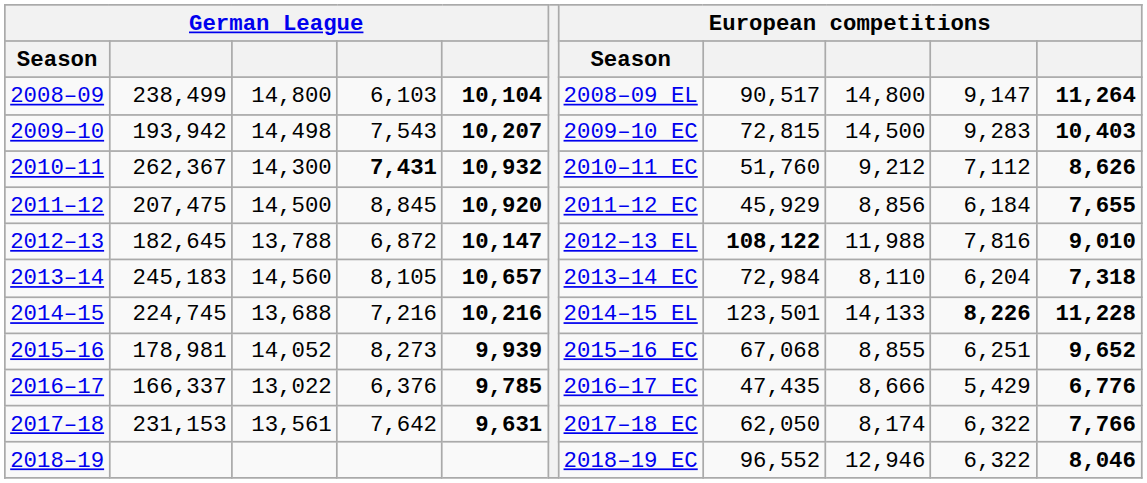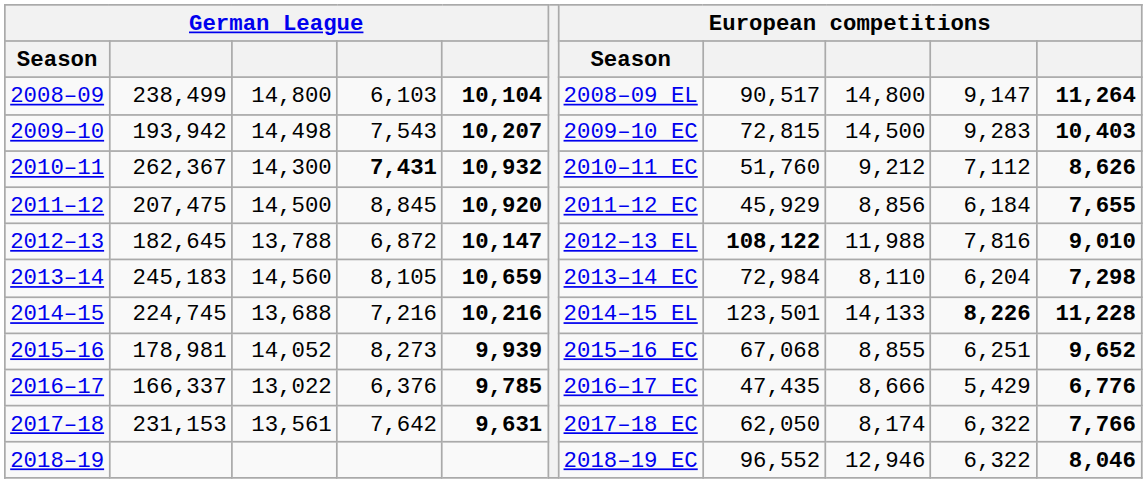(502, 278) 10,657 -> (502, 278) 10,659
(1102, 278) 7,318 -> (1102, 278) 7,298
